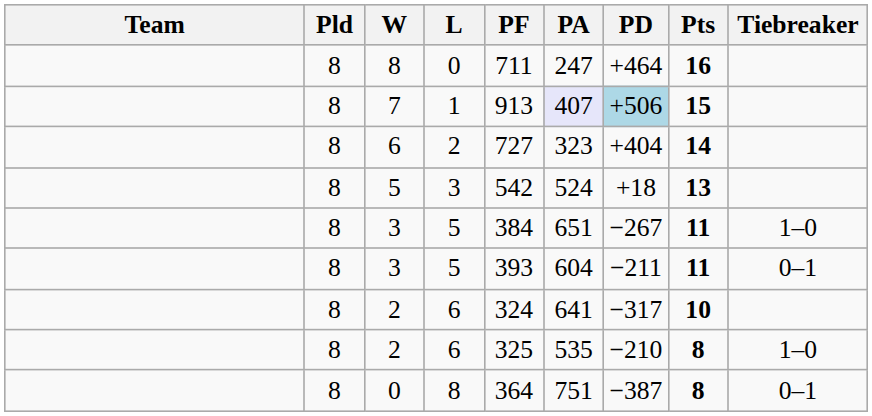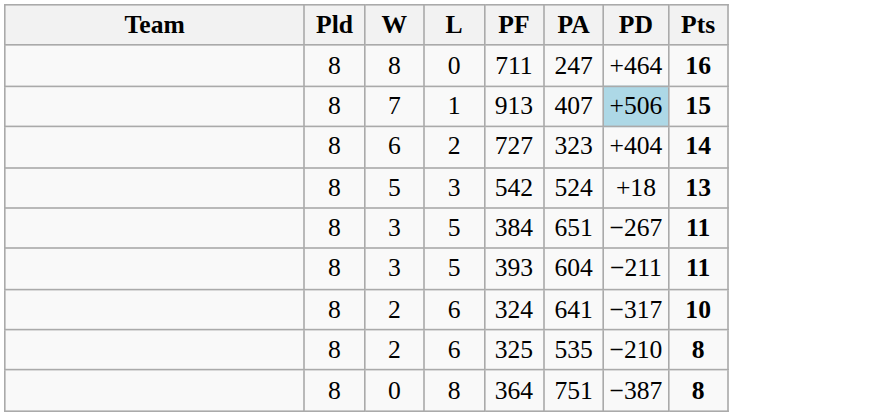- column: (798, 24)
(574, 106) lavender background -> (574, 106) no background
